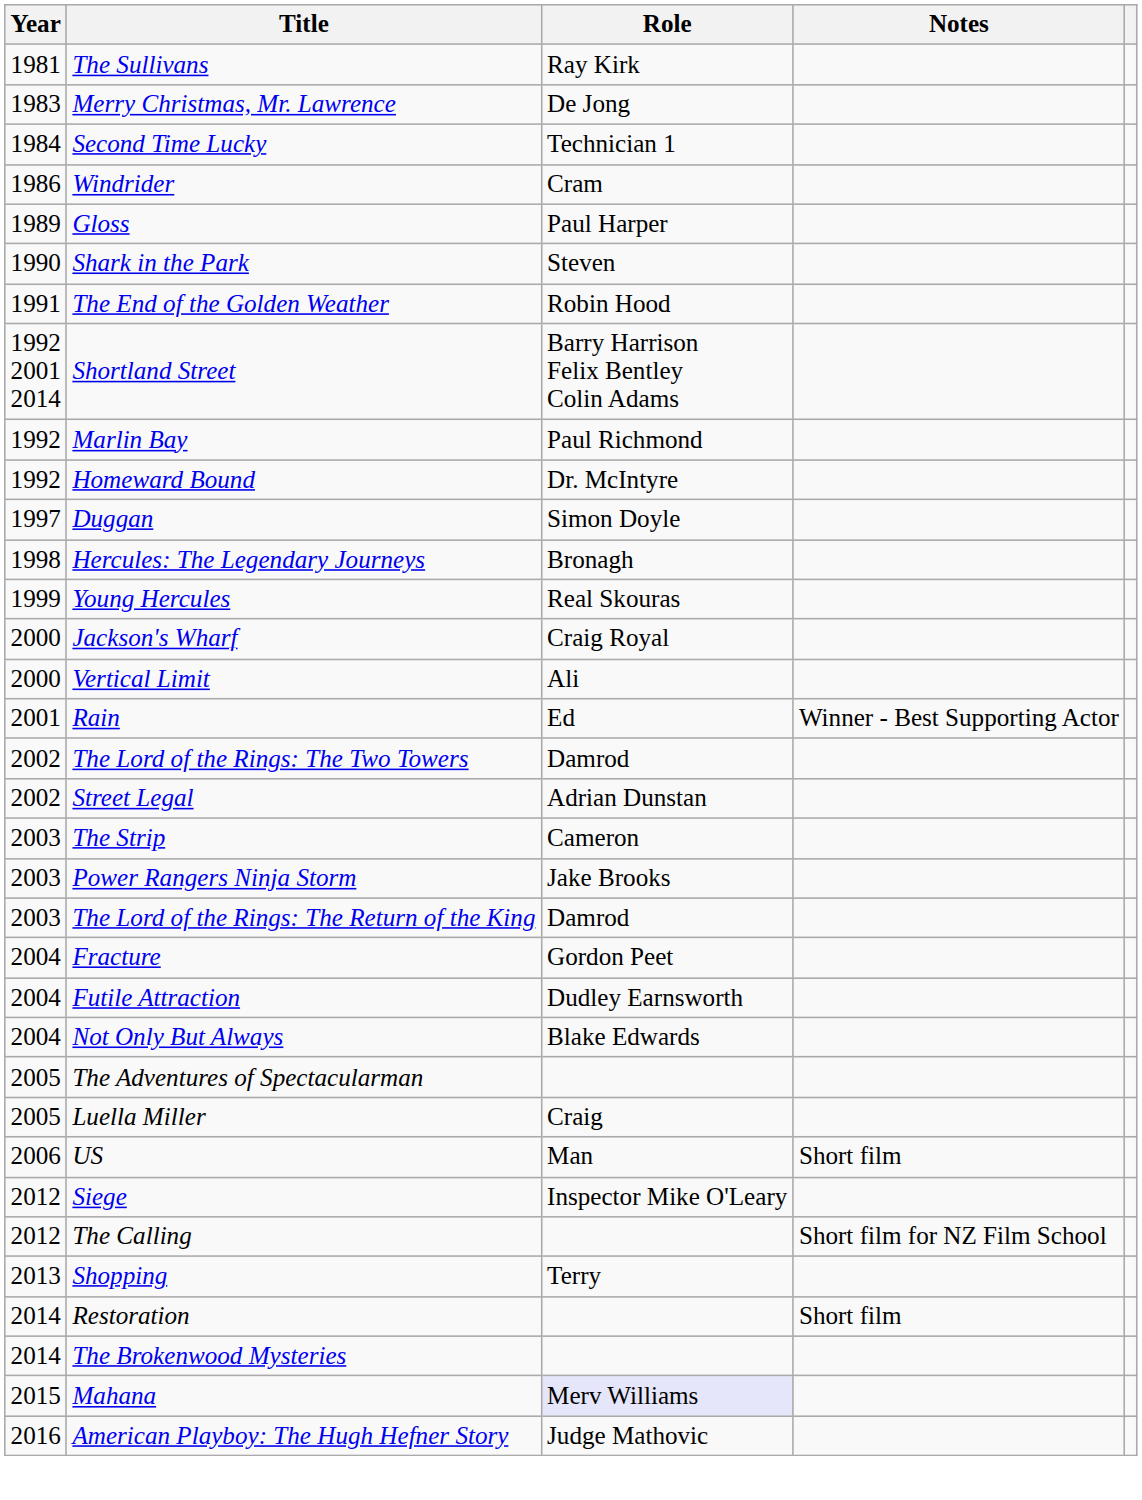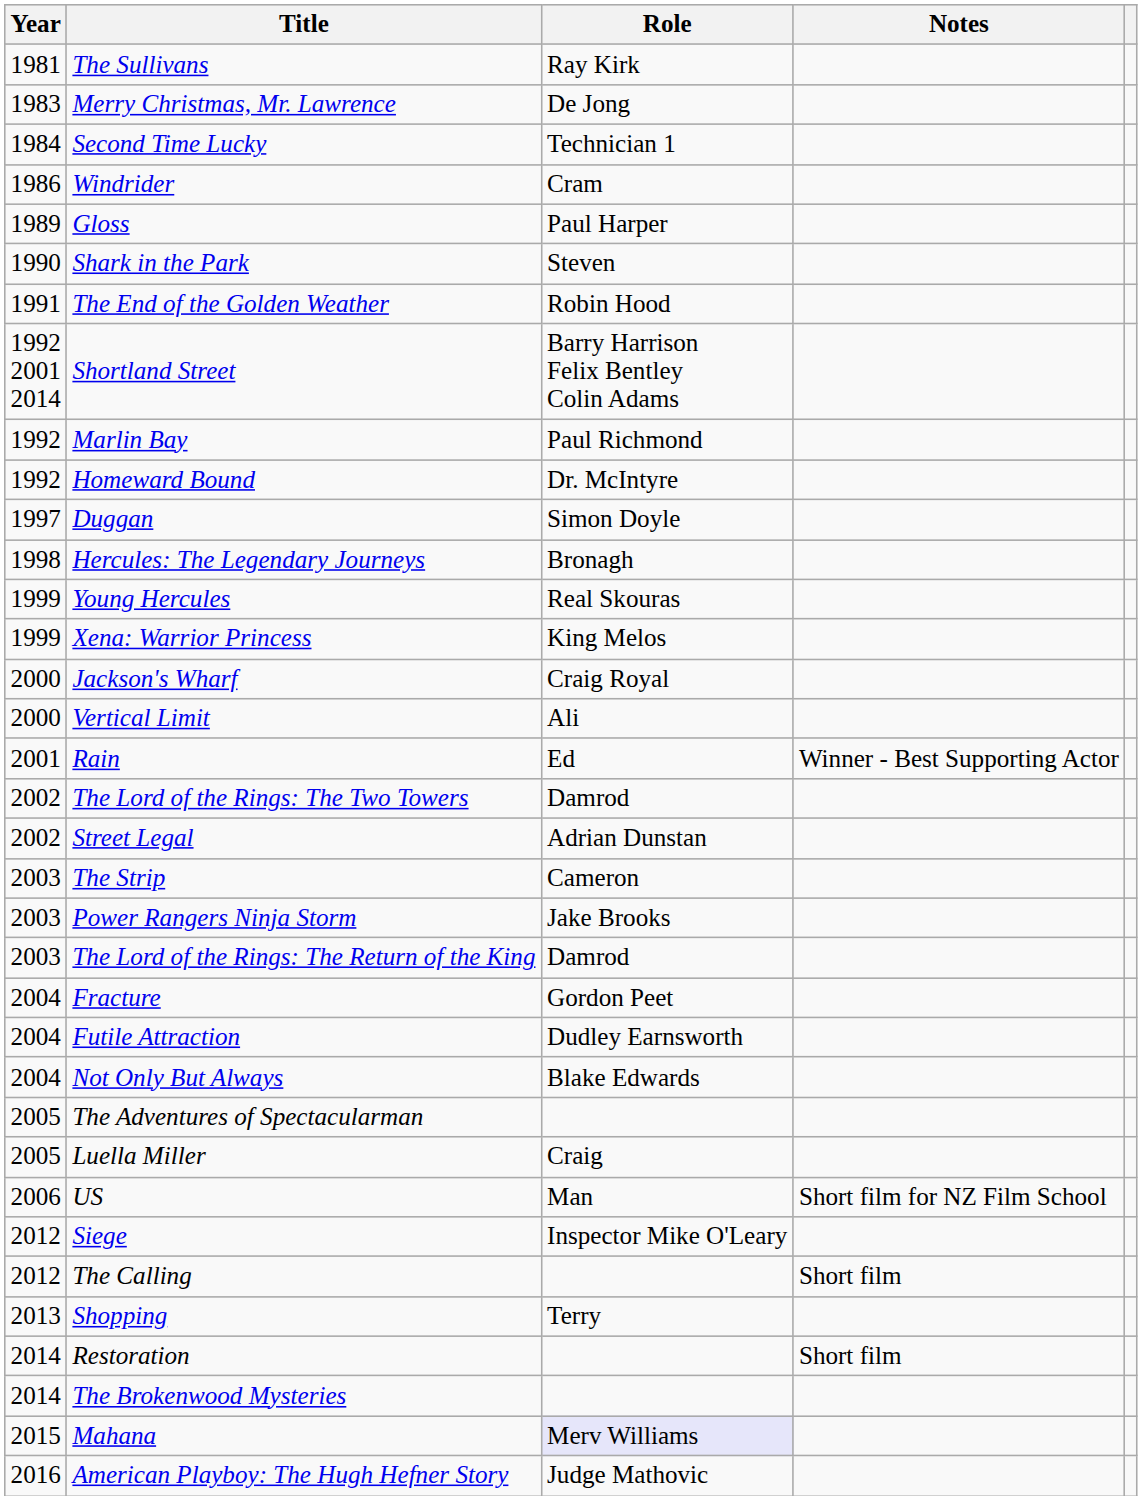+ row: (192, 638)
(850, 1156) Short film -> (953, 1196) Short film for NZ Film School
(953, 1236) Short film for NZ Film School -> (850, 1276) Short film
